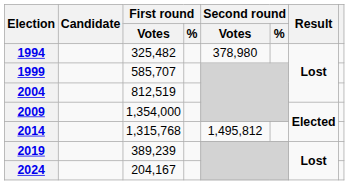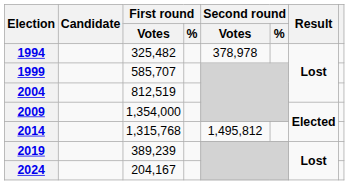(235, 53) 378,980 -> (235, 53) 378,978
